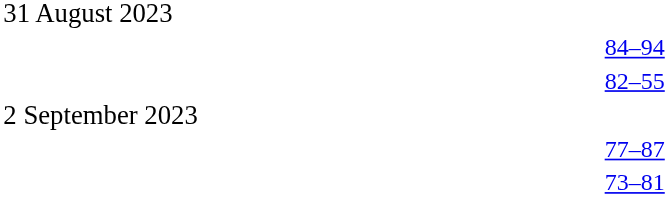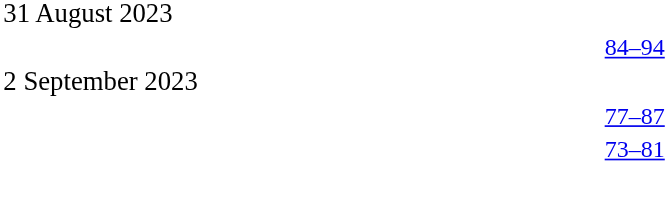- row: (264, 81)
